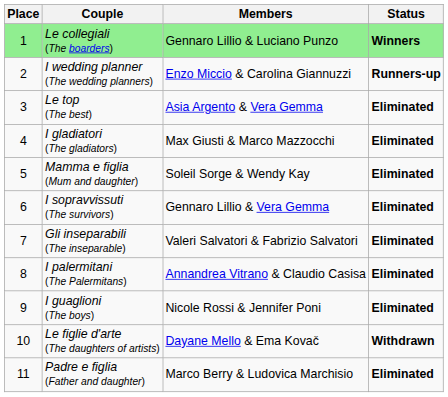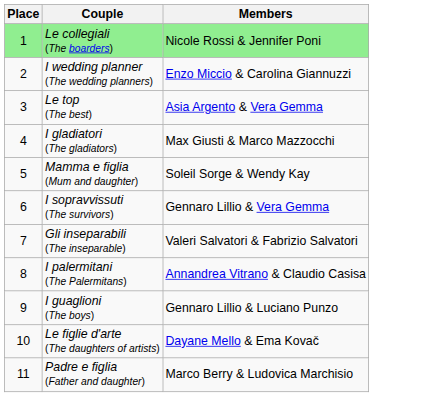- column: (406, 14)
(252, 40) Gennaro Lillio & Luciano Punzo -> (243, 40) Nicole Rossi & Jennifer Poni
(243, 307) Nicole Rossi & Jennifer Poni -> (252, 307) Gennaro Lillio & Luciano Punzo
